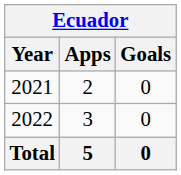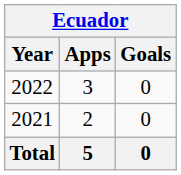rows swapped: (32, 86) <-> (32, 119)
